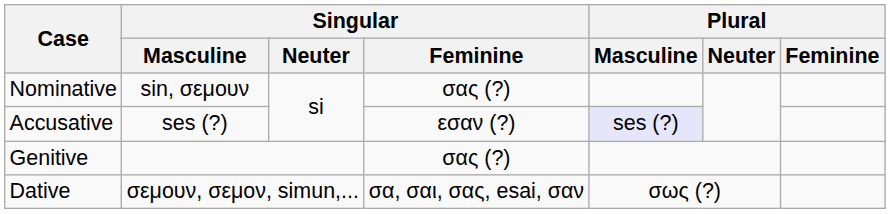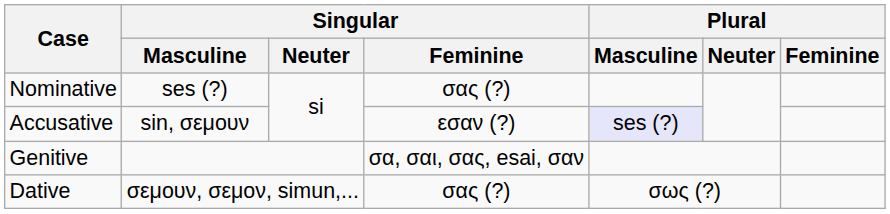(195, 89) sin, σεμουν -> (195, 89) ses (?)
(195, 123) ses (?) -> (195, 123) sin, σεμουν
(476, 157) σας (?) -> (476, 157) σα, σαι, σας, esai, σαν
(476, 191) σα, σαι, σας, esai, σαν -> (476, 191) σας (?)
